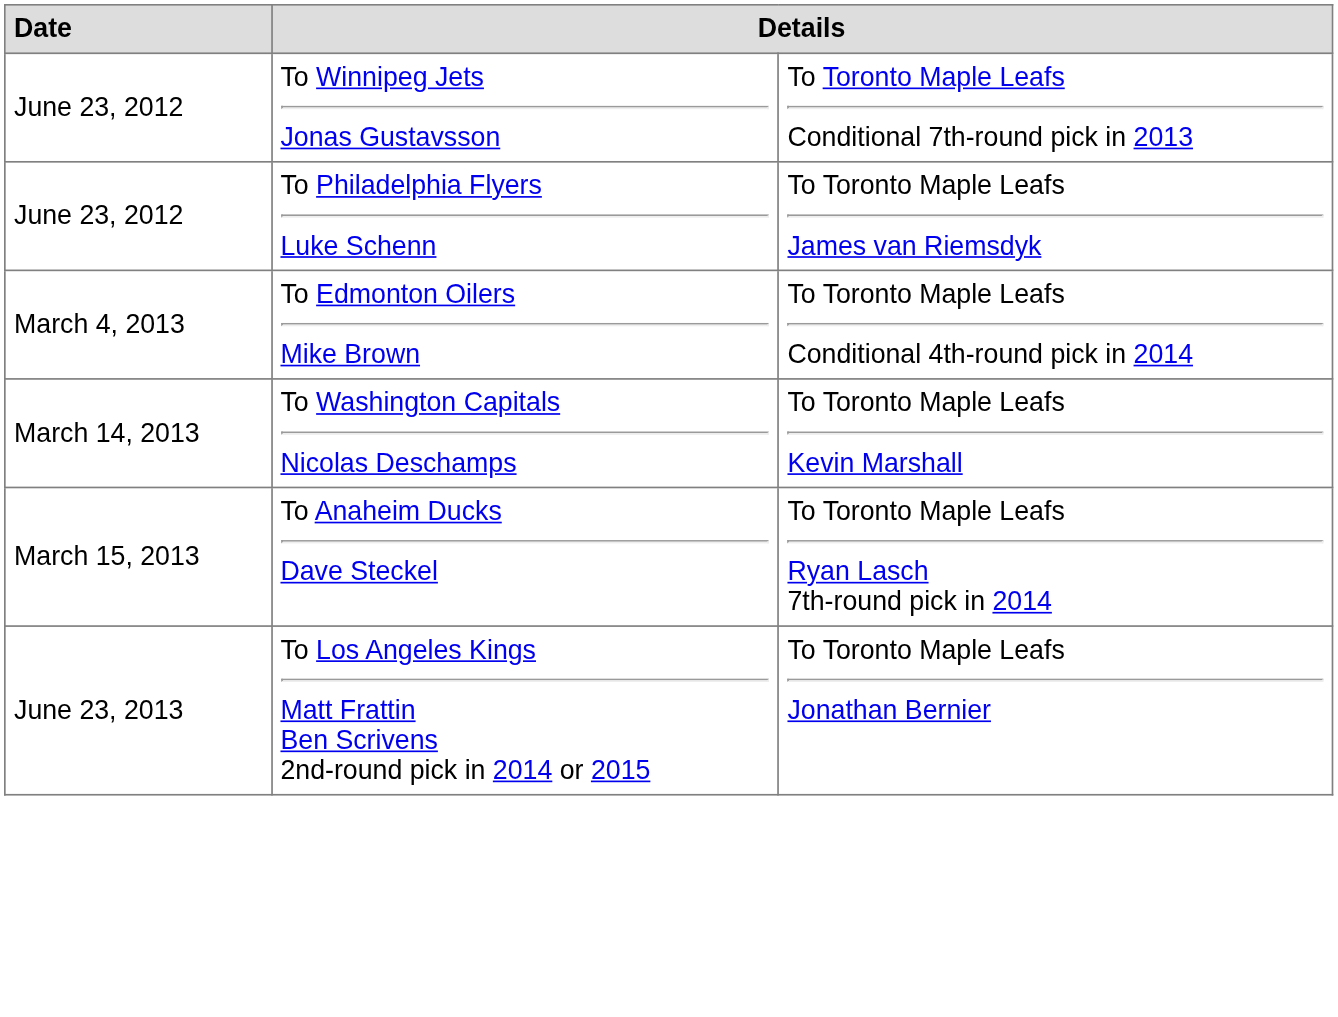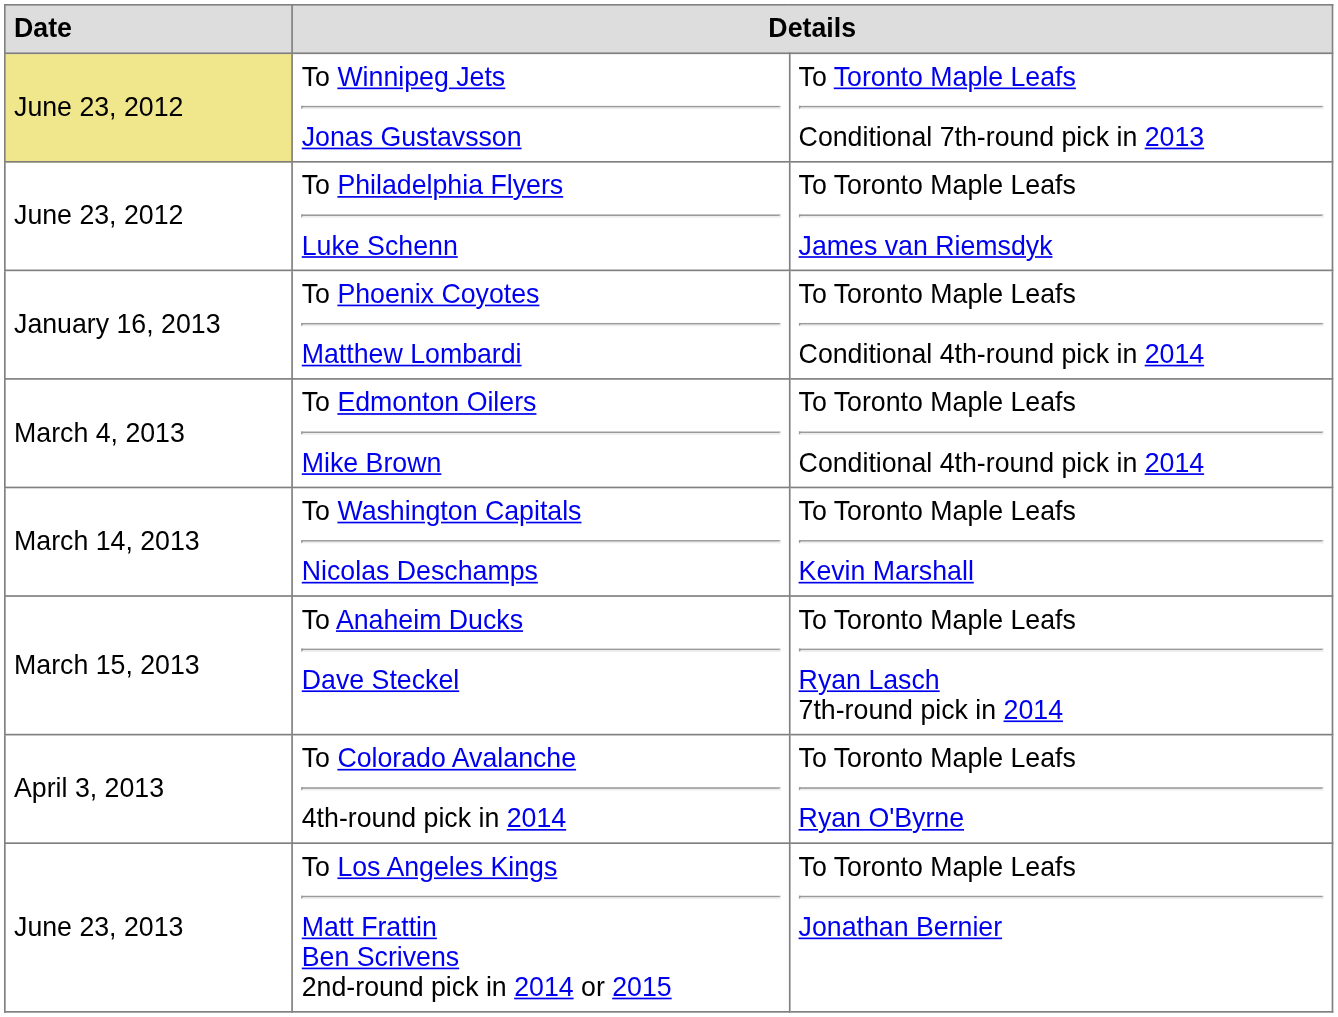(99, 107) no background -> (99, 107) khaki background
+ row: (541, 324)
+ row: (541, 788)
